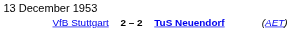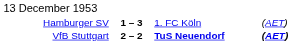+ row: (76, 22)
(275, 22) normal -> (275, 36) bold
